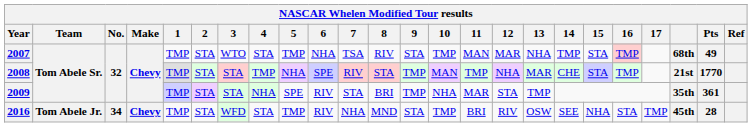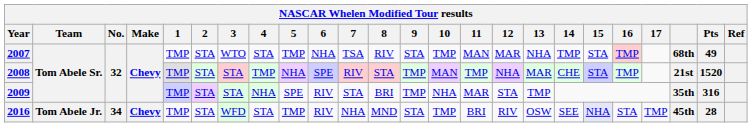(711, 72) 1770 -> (711, 72) 1520
(711, 92) 361 -> (711, 92) 316
(598, 111) no background -> (598, 111) lavender background
